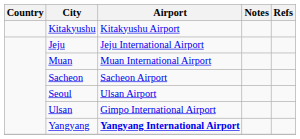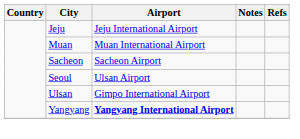- row: (72, 28)
